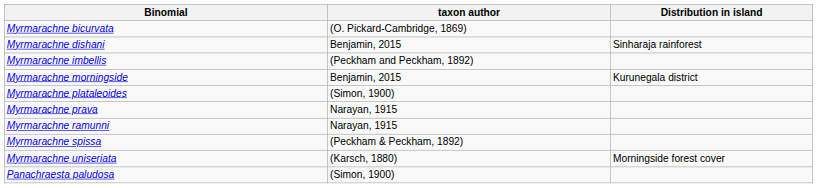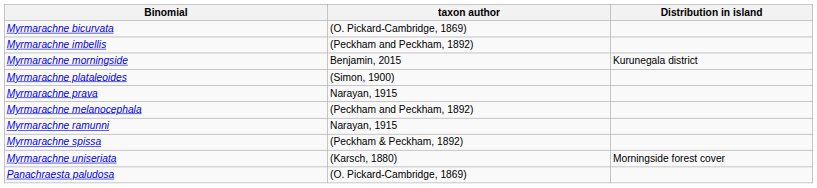- row: (56, 45)
+ row: (74, 110)
(362, 175) (Simon, 1900) -> (398, 175) (O. Pickard-Cambridge, 1869)
